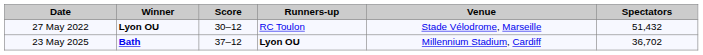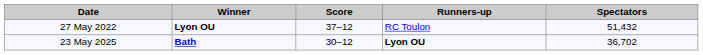- column: (481, 12)
(228, 27) 30–12 -> (339, 27) 37–12
(228, 42) 37–12 -> (339, 42) 30–12
